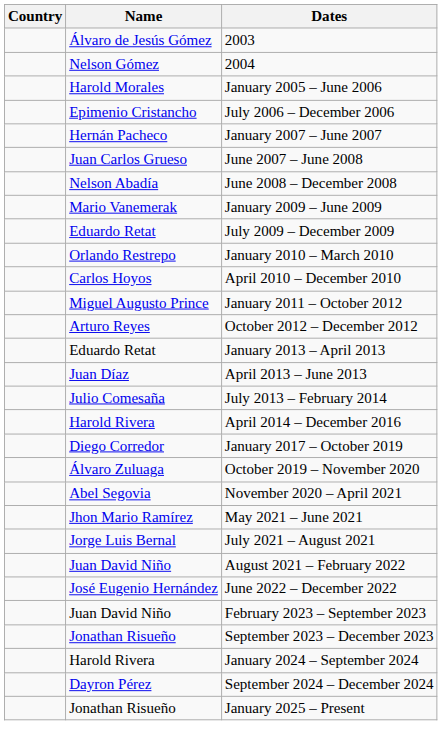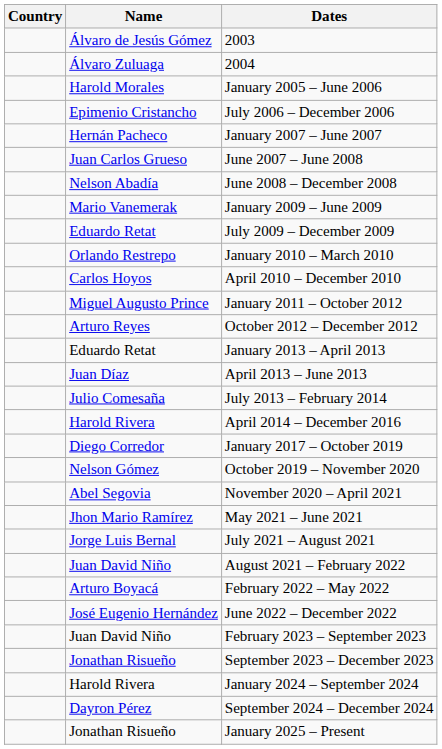(114, 64) Nelson Gómez -> (117, 64) Álvaro Zuluaga
(117, 469) Álvaro Zuluaga -> (114, 469) Nelson Gómez
+ row: (307, 588)
